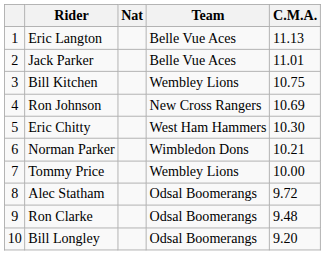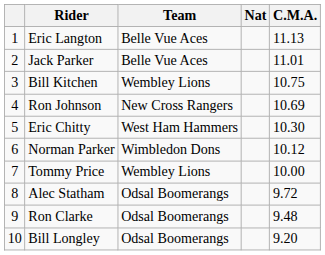columns swapped: (132, 15) <-> (208, 15)
(289, 149) 10.21 -> (289, 149) 10.12
